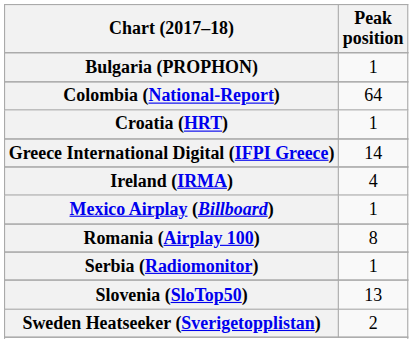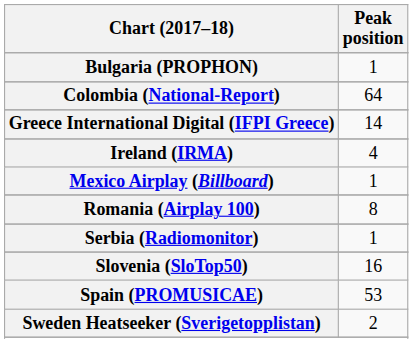- row: (172, 124)
(373, 294) 13 -> (373, 266) 16
+ row: (172, 294)
